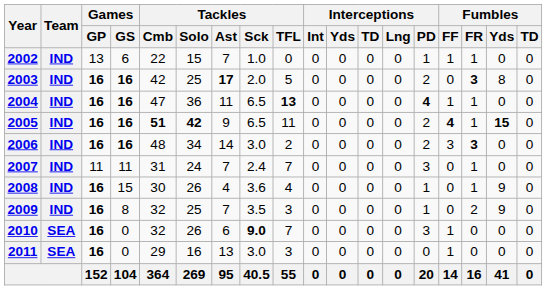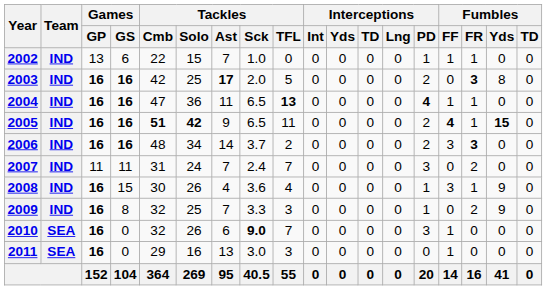(256, 144) 3.0 -> (256, 144) 3.7
(474, 166) 1 -> (474, 166) 2
(450, 187) 0 -> (450, 187) 3
(256, 209) 3.5 -> (256, 209) 3.3
